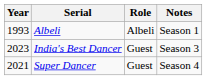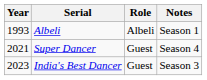rows swapped: (65, 65) <-> (78, 48)
